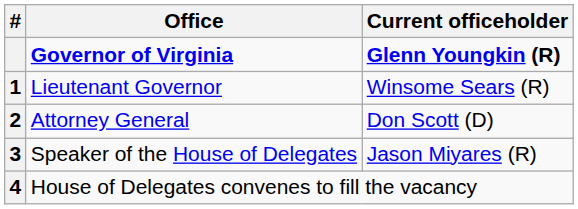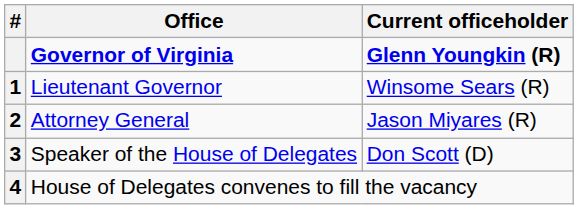(430, 120) Don Scott (D) -> (452, 120) Jason Miyares (R)
(452, 154) Jason Miyares (R) -> (430, 154) Don Scott (D)
